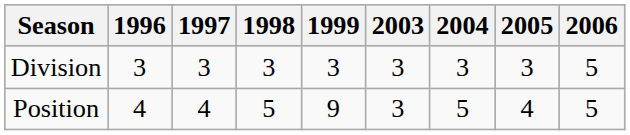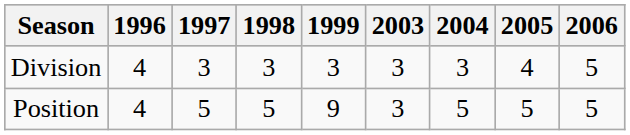(140, 66) 3 -> (140, 66) 4
(527, 66) 3 -> (527, 66) 4
(204, 108) 4 -> (204, 108) 5
(527, 108) 4 -> (527, 108) 5
